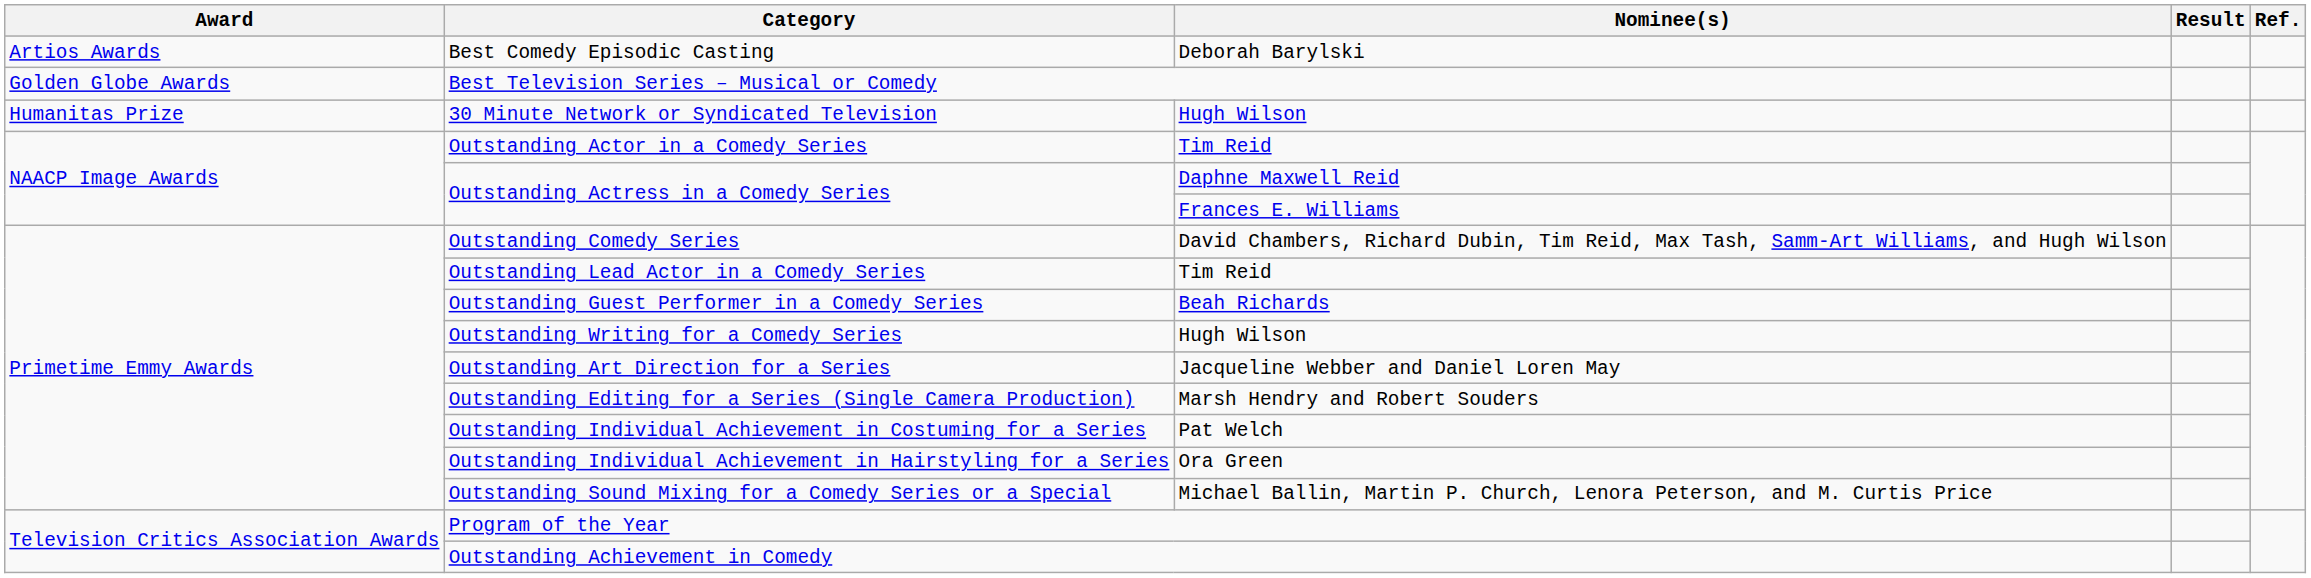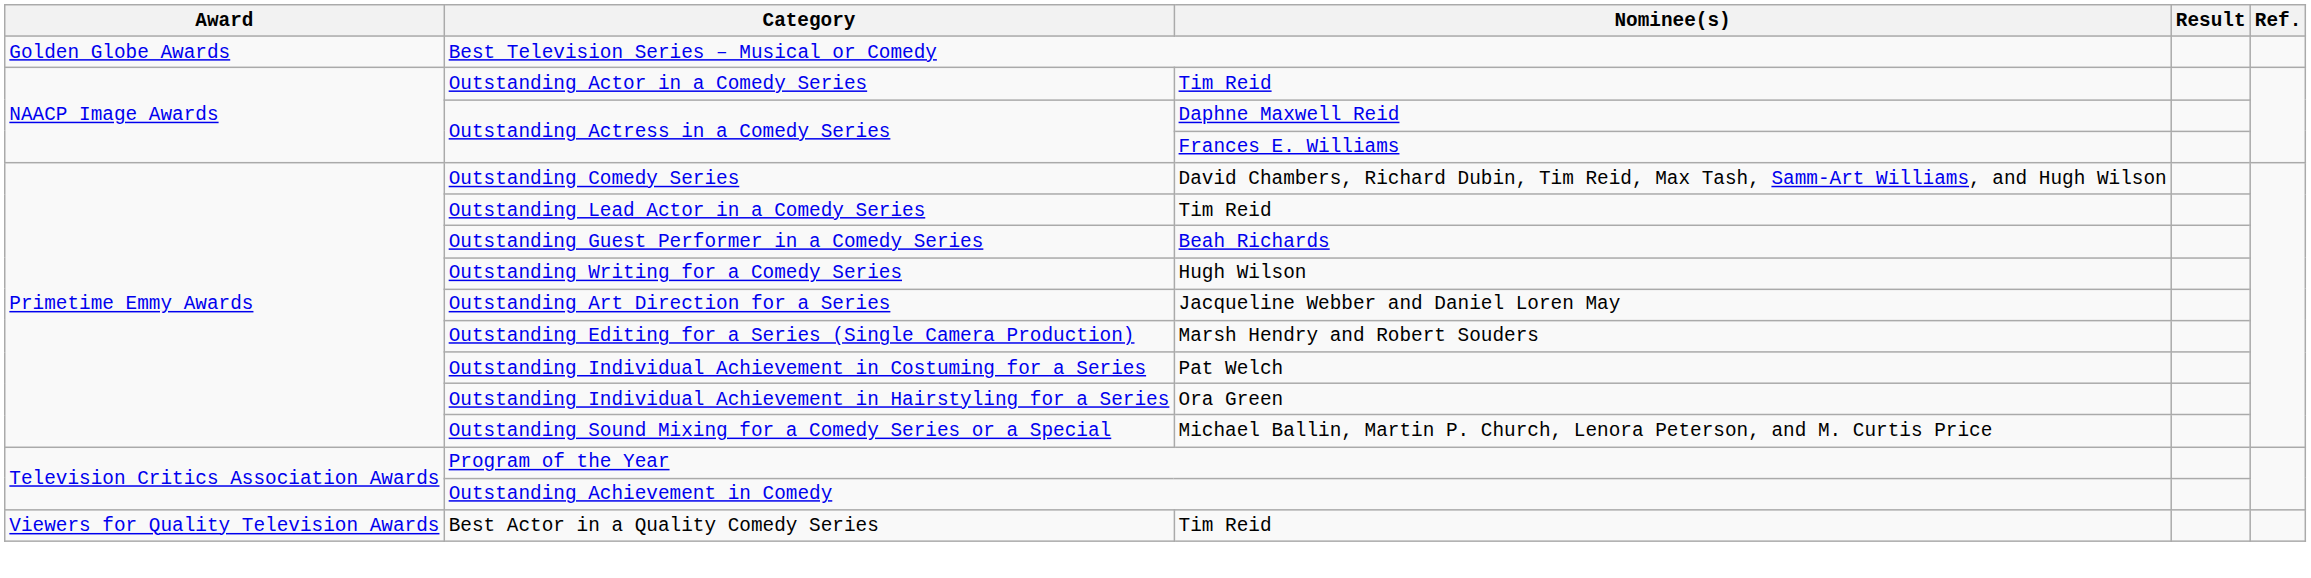- row: (611, 52)
- row: (693, 115)
+ row: (664, 526)
